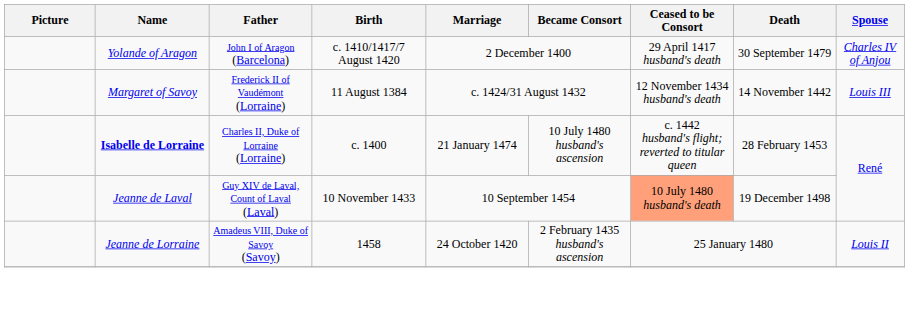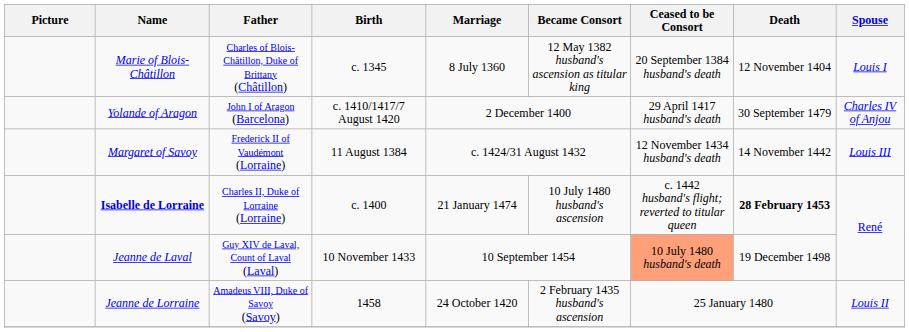+ row: (152, 66)
(785, 145) normal -> (785, 204) bold
